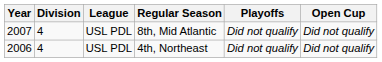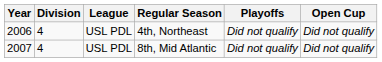rows swapped: (172, 48) <-> (177, 31)
